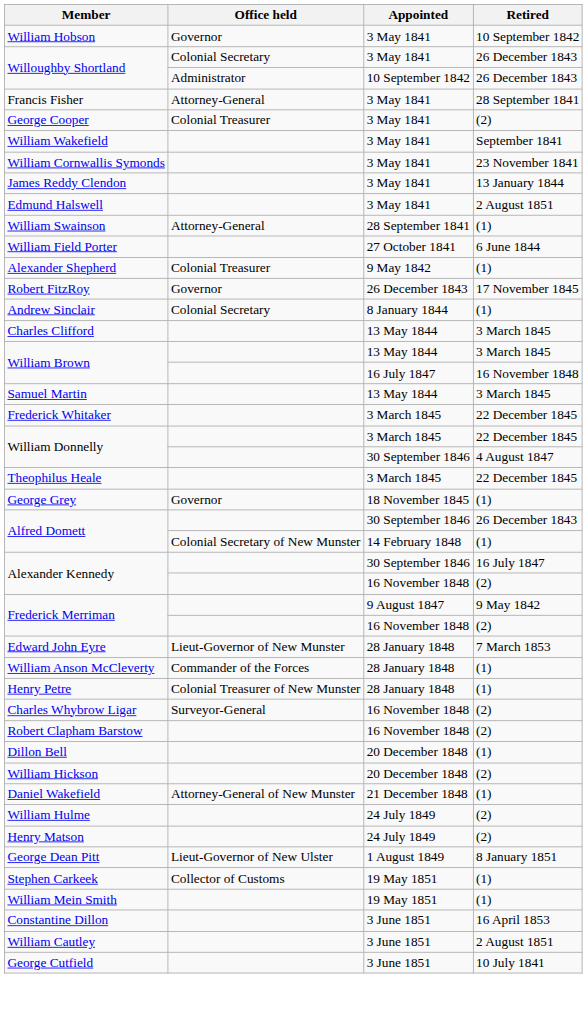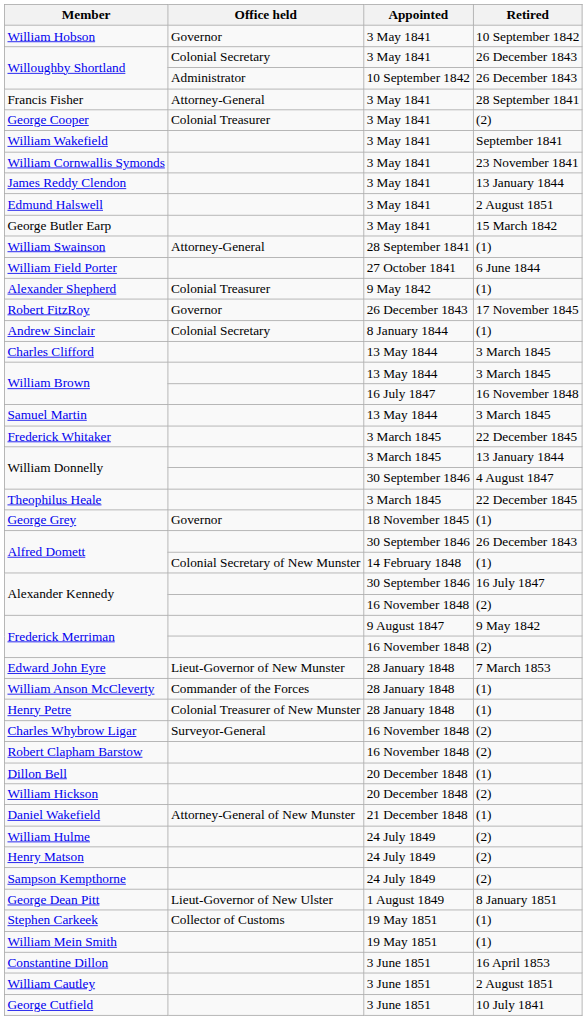+ row: (59, 225)
(527, 436) 22 December 1845 -> (520, 457) 13 January 1844
+ row: (67, 878)
